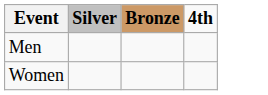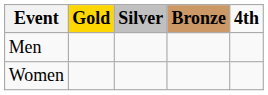+ column: (91, 18)
